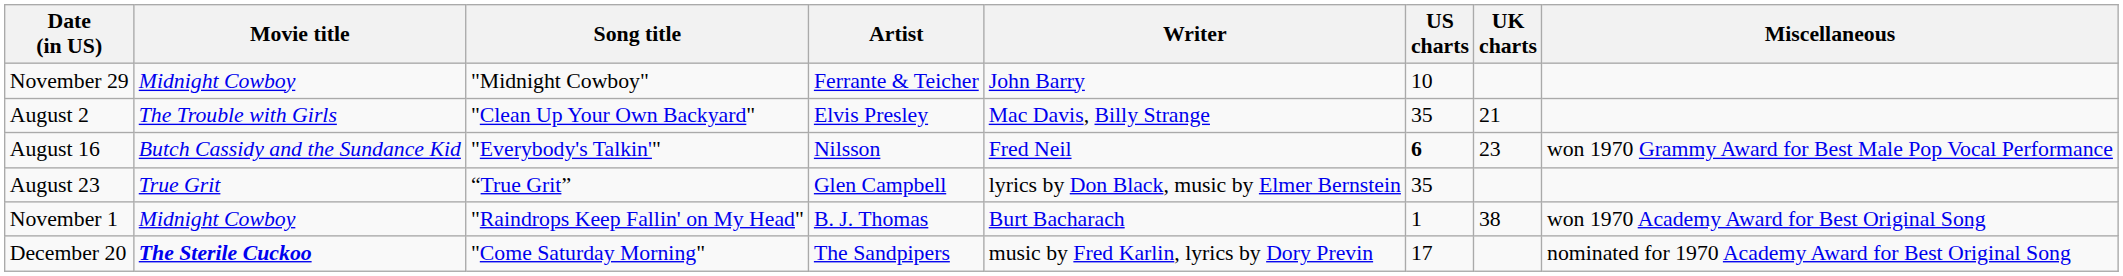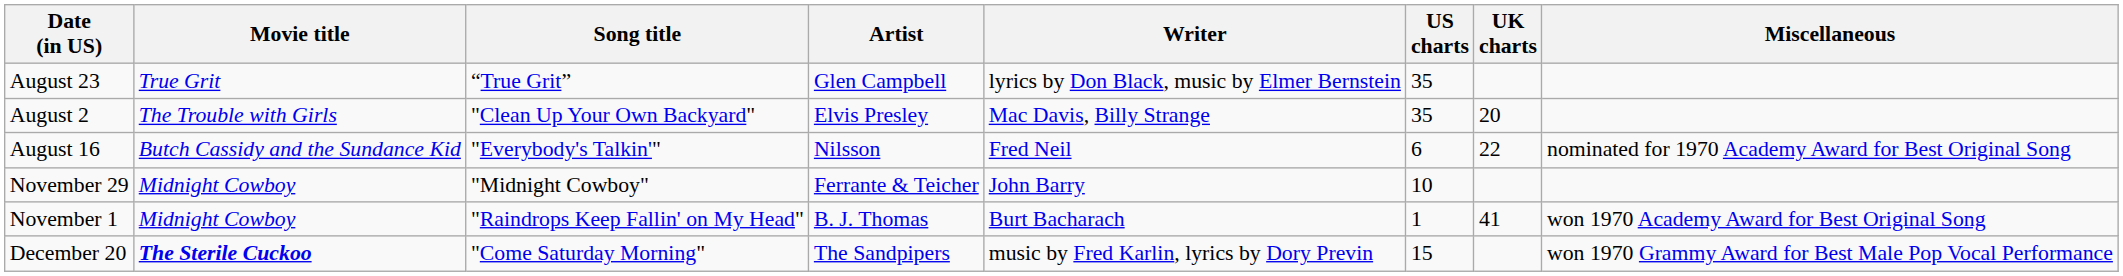rows swapped: (69, 80) <-> (55, 184)
(1490, 115) 21 -> (1490, 115) 20
(1416, 149) bold -> (1416, 149) normal
(1490, 149) 23 -> (1490, 149) 22
(1830, 149) won 1970 Grammy Award for Best Male Pop Vocal Performance -> (1809, 149) nominated for 1970 Academy Award for Best Original Song
(1490, 218) 38 -> (1490, 218) 41
(1422, 253) 17 -> (1422, 253) 15
(1809, 253) nominated for 1970 Academy Award for Best Original Song -> (1830, 253) won 1970 Grammy Award for Best Male Pop Vocal Performance
